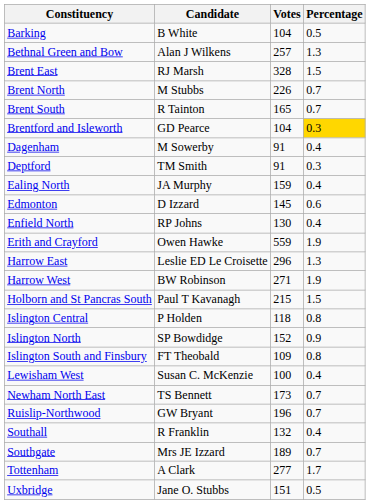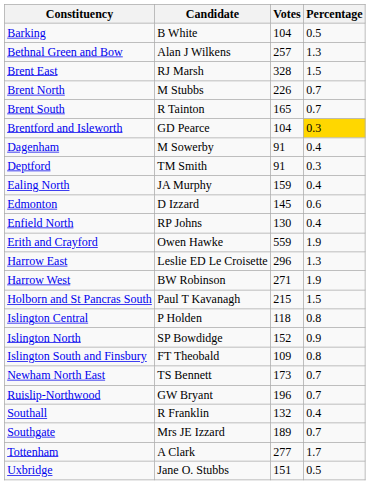- row: (45, 375)
